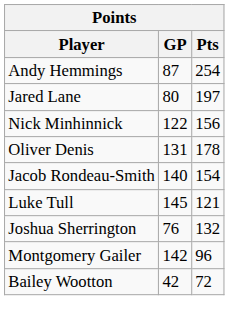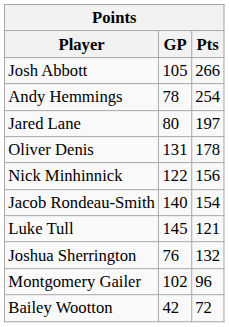+ row: (48, 70)
(171, 70) 87 -> (171, 96) 78
rows swapped: (51, 149) <-> (65, 123)
(175, 255) 142 -> (175, 281) 102
